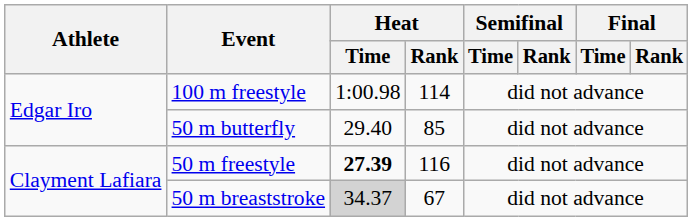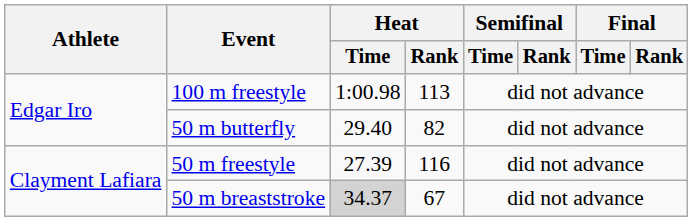(434, 92) 114 -> (434, 92) 113
(434, 127) 85 -> (434, 127) 82
(368, 163) bold -> (368, 163) normal
